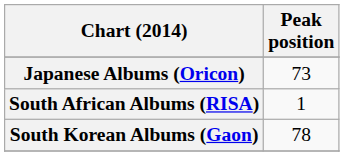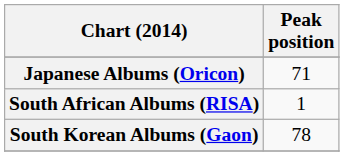(301, 72) 73 -> (301, 72) 71
